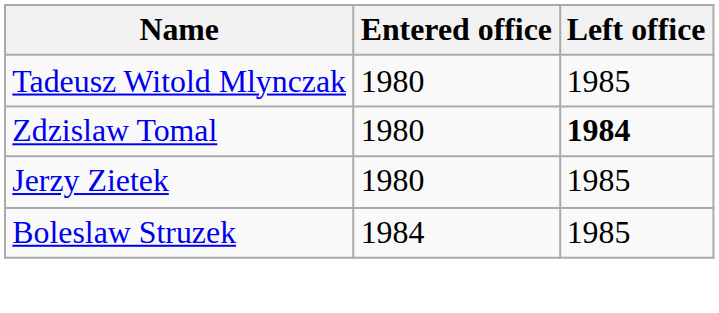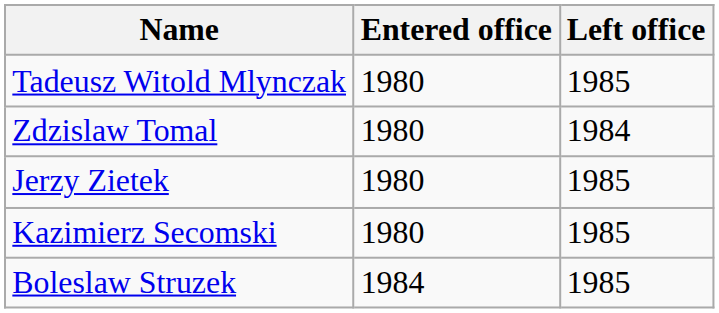(598, 130) bold -> (598, 130) normal
+ row: (145, 231)
